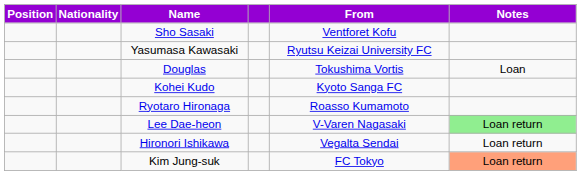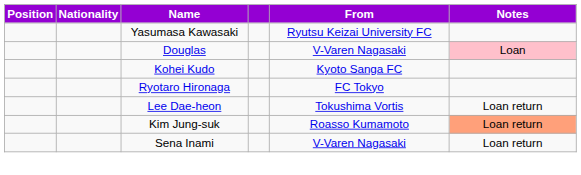- row: (184, 32)
(359, 69) Tokushima Vortis -> (359, 51) V-Varen Nagasaki
(513, 69) no background -> (513, 51) pink background
(359, 106) Roasso Kumamoto -> (359, 88) FC Tokyo
(359, 125) V-Varen Nagasaki -> (359, 106) Tokushima Vortis
(513, 125) lightgreen background -> (513, 106) no background
- row: (184, 143)
(359, 161) FC Tokyo -> (359, 125) Roasso Kumamoto
+ row: (184, 143)
